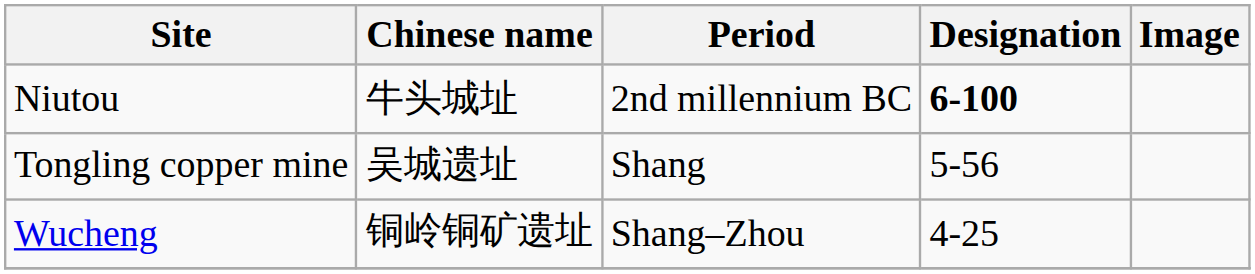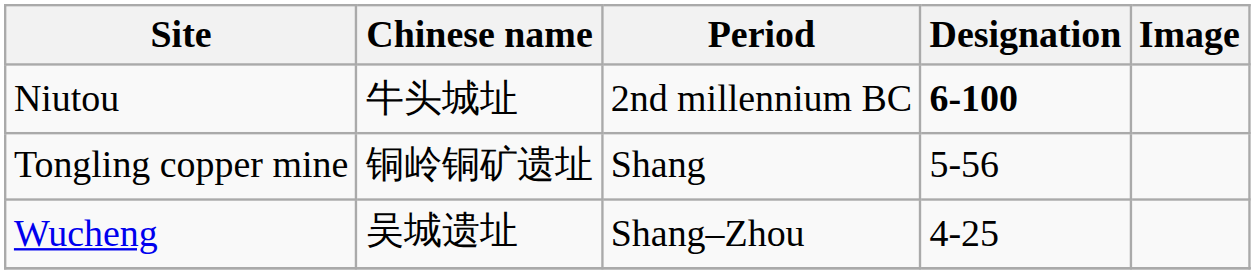(442, 164) 吴城遗址 -> (480, 164) 铜岭铜矿遗址
(480, 231) 铜岭铜矿遗址 -> (442, 231) 吴城遗址
